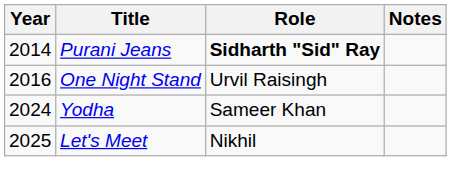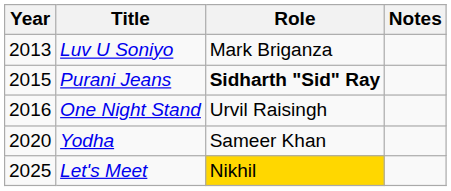+ row: (117, 49)
(30, 49) 2014 -> (30, 79) 2015
(30, 110) 2024 -> (30, 140) 2020
(233, 140) no background -> (233, 170) gold background
